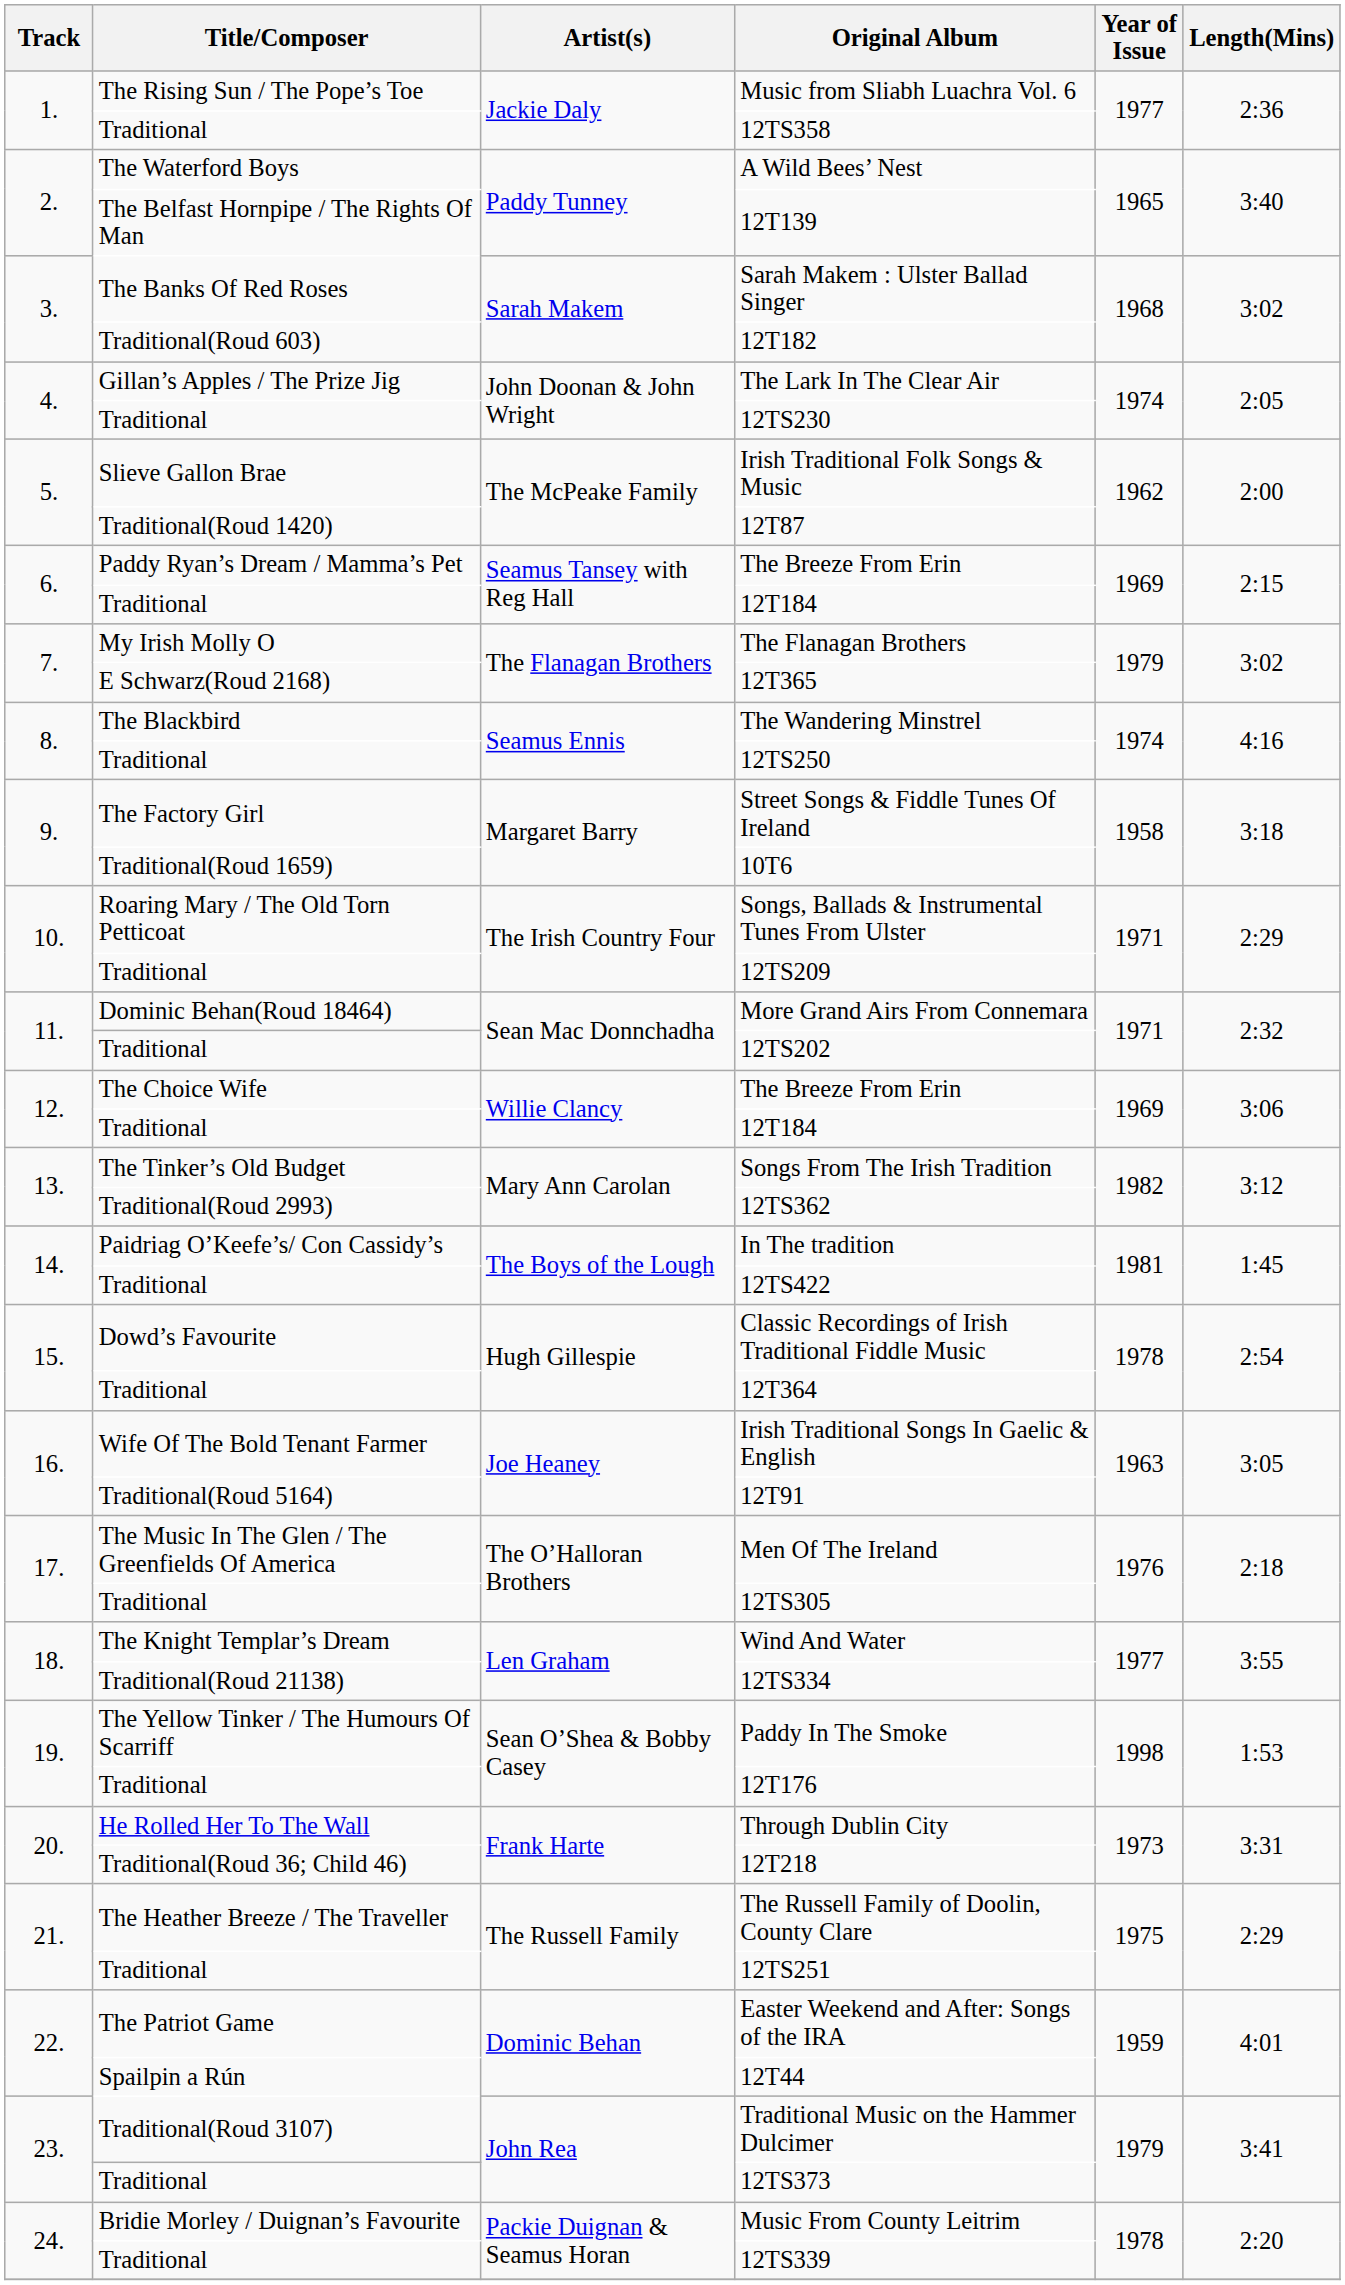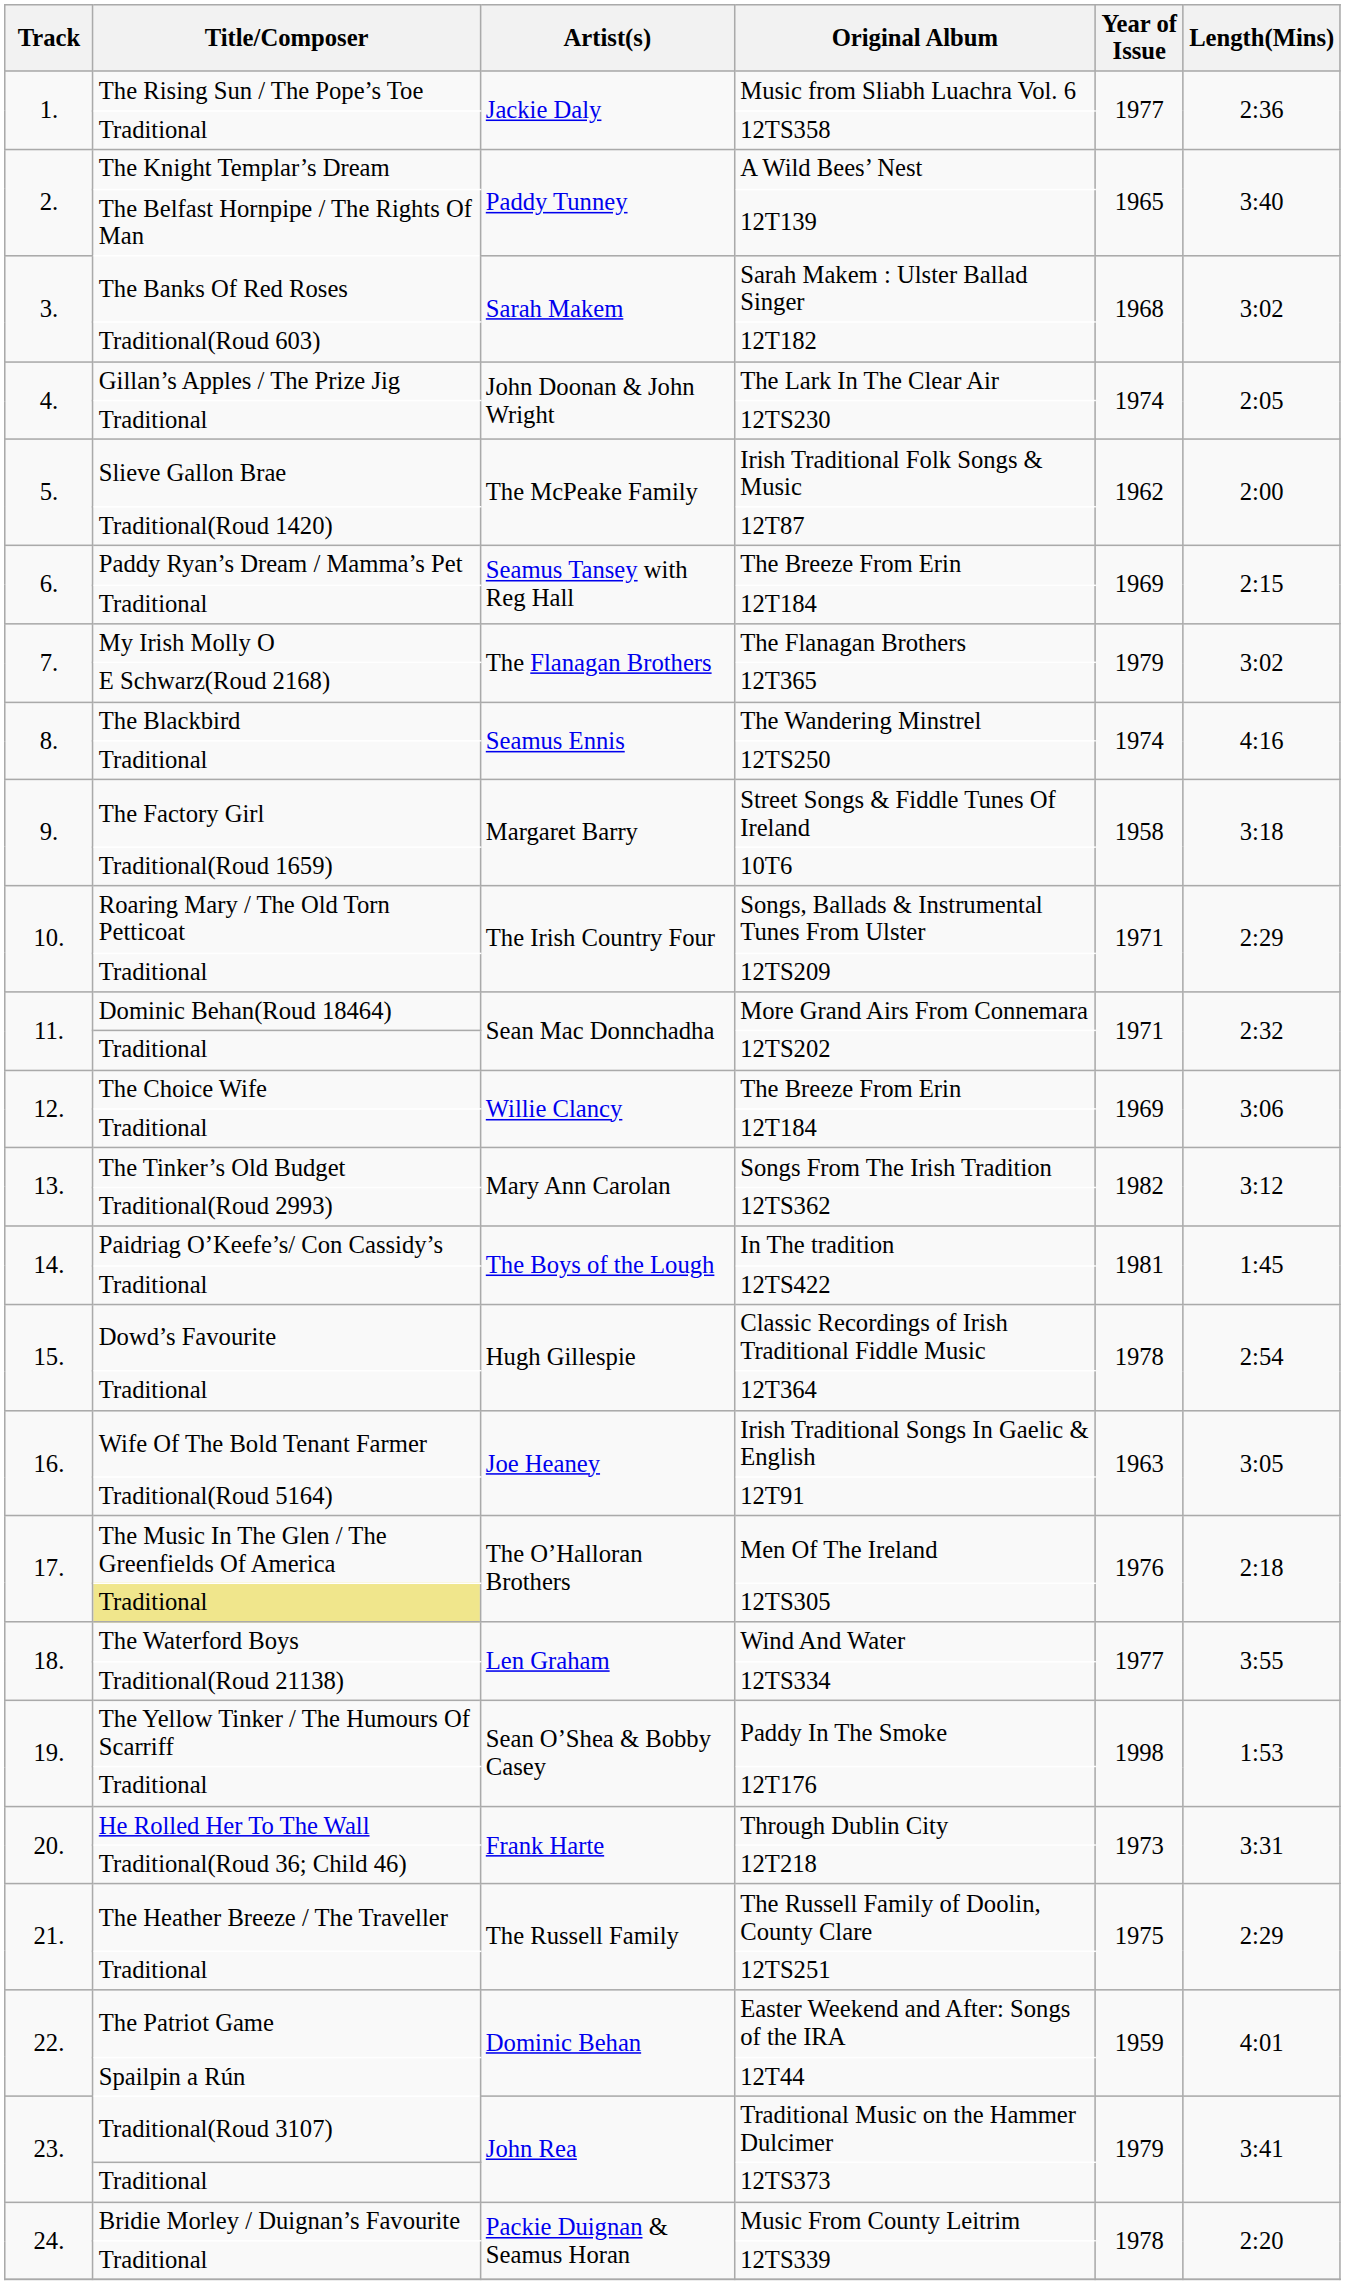(199, 168) The Waterford Boys -> (244, 168) The Knight Templar’s Dream
(153, 1602) no background -> (153, 1602) khaki background
(244, 1641) The Knight Templar’s Dream -> (199, 1641) The Waterford Boys
